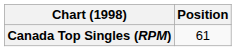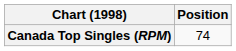(203, 35) 61 -> (203, 35) 74
